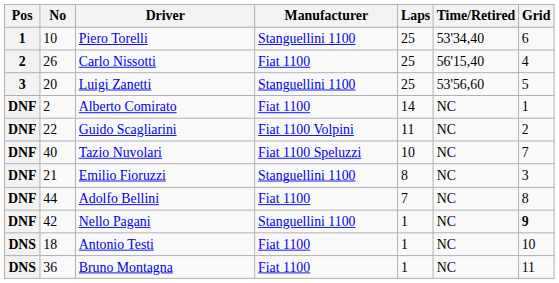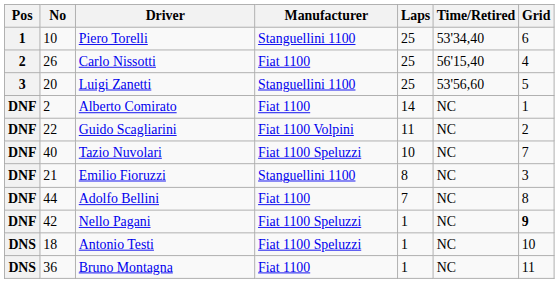(307, 221) Stanguellini 1100 -> (310, 221) Fiat 1100 Speluzzi
(284, 244) Fiat 1100 -> (310, 244) Fiat 1100 Speluzzi
